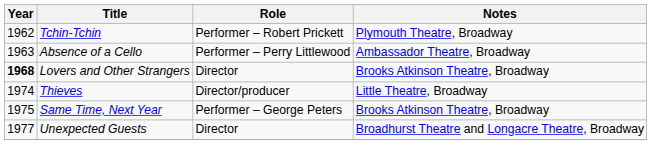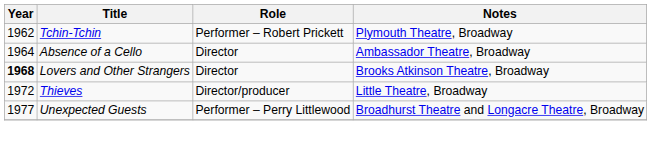(21, 52) 1963 -> (21, 52) 1964
(273, 52) Performer – Perry Littlewood -> (217, 52) Director
(21, 91) 1974 -> (21, 91) 1972
- row: (101, 110)
(217, 129) Director -> (273, 110) Performer – Perry Littlewood
